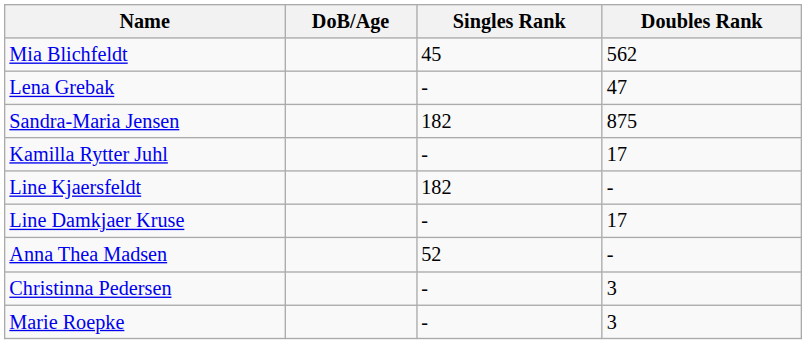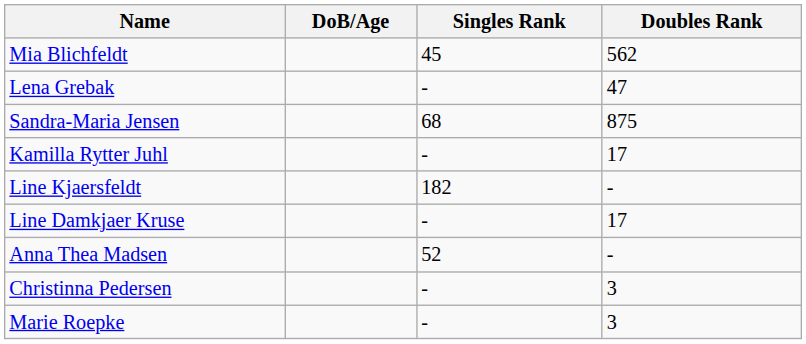(436, 121) 182 -> (431, 121) 68
